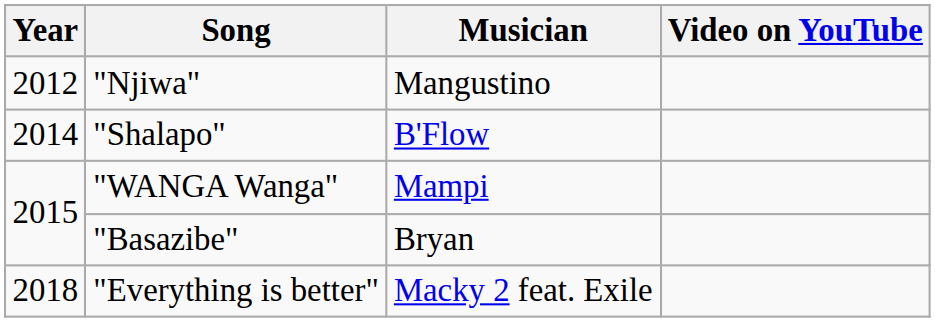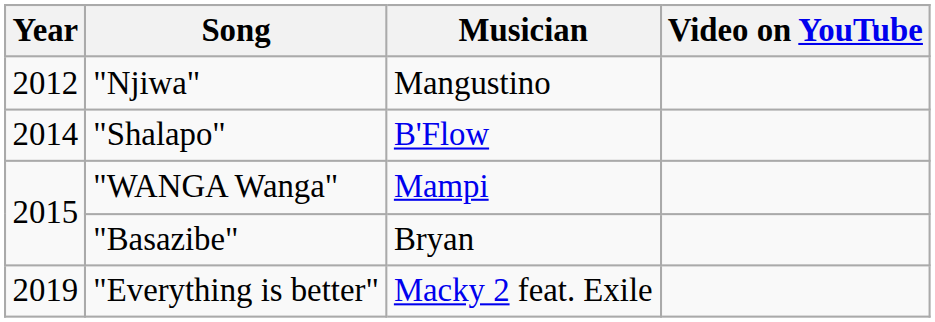(45, 290) 2018 -> (45, 290) 2019
